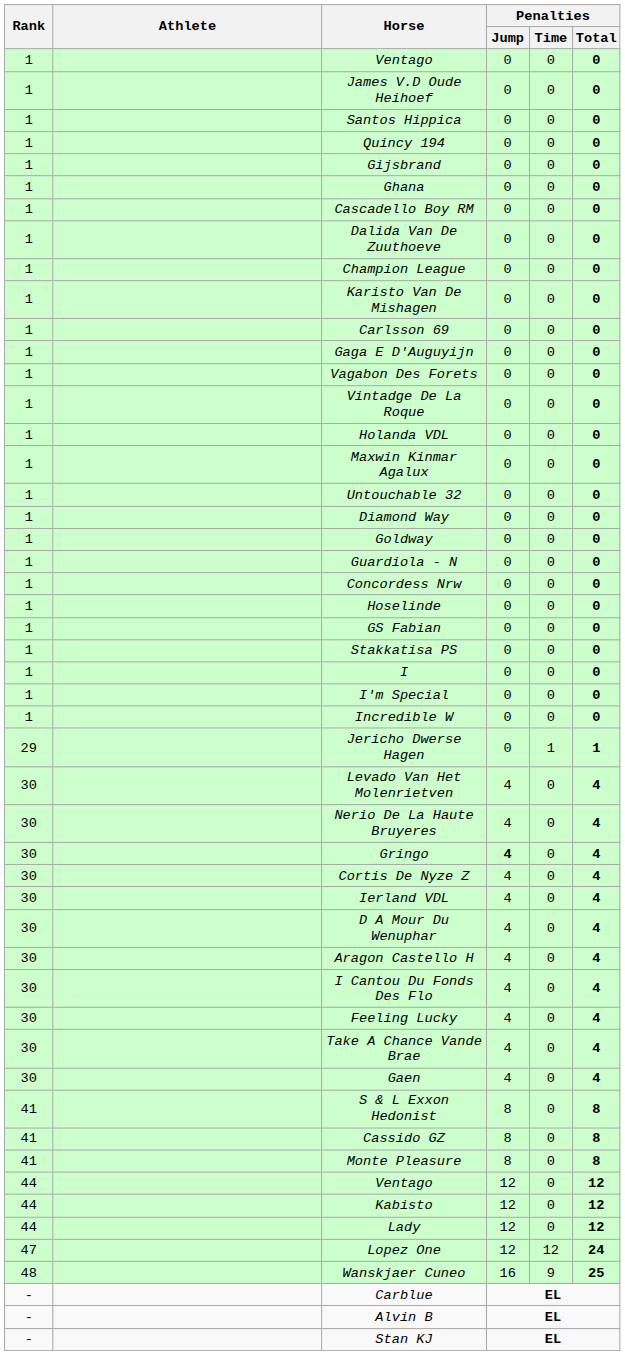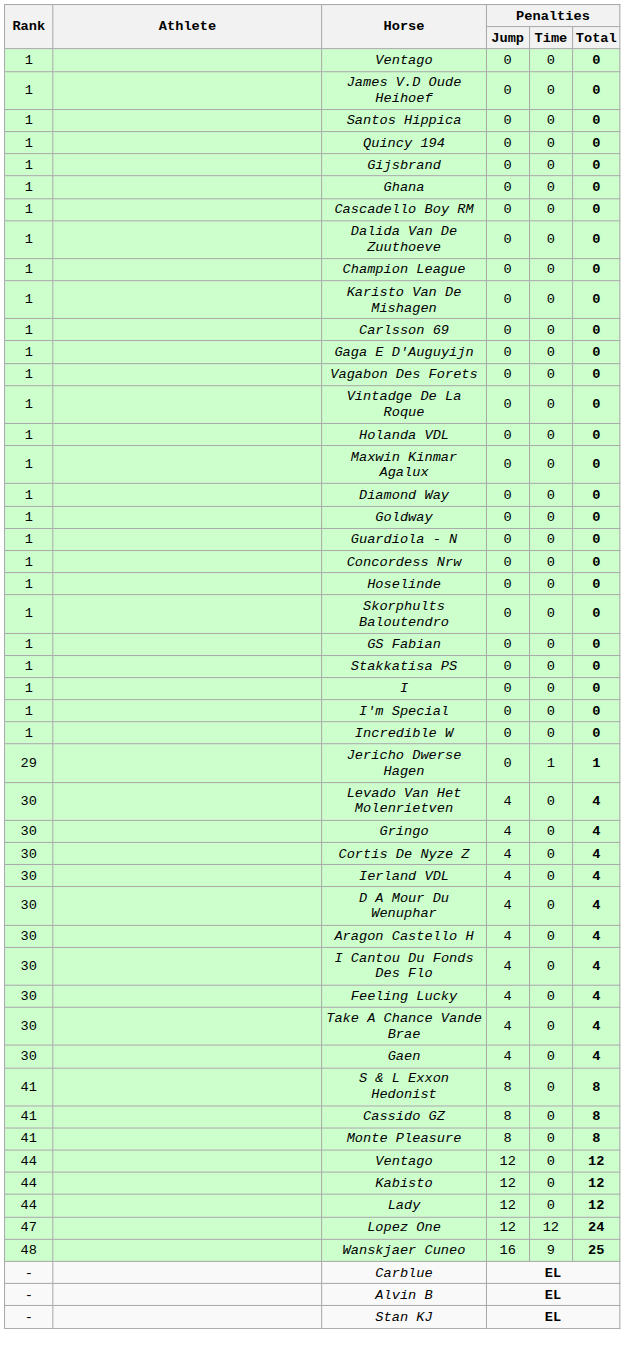- row: (29, 495)
+ row: (29, 614)
- row: (29, 823)
(508, 854) bold -> (508, 831) normal
